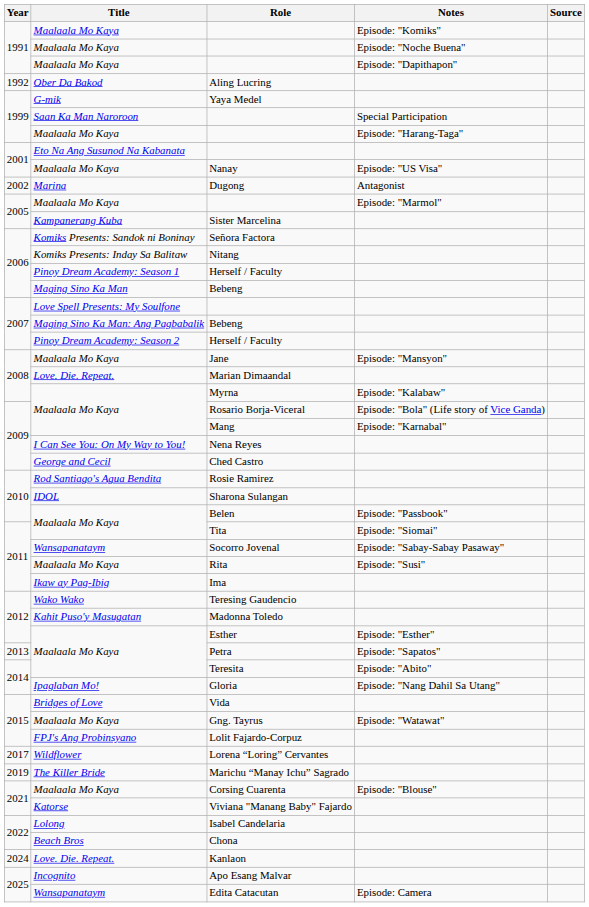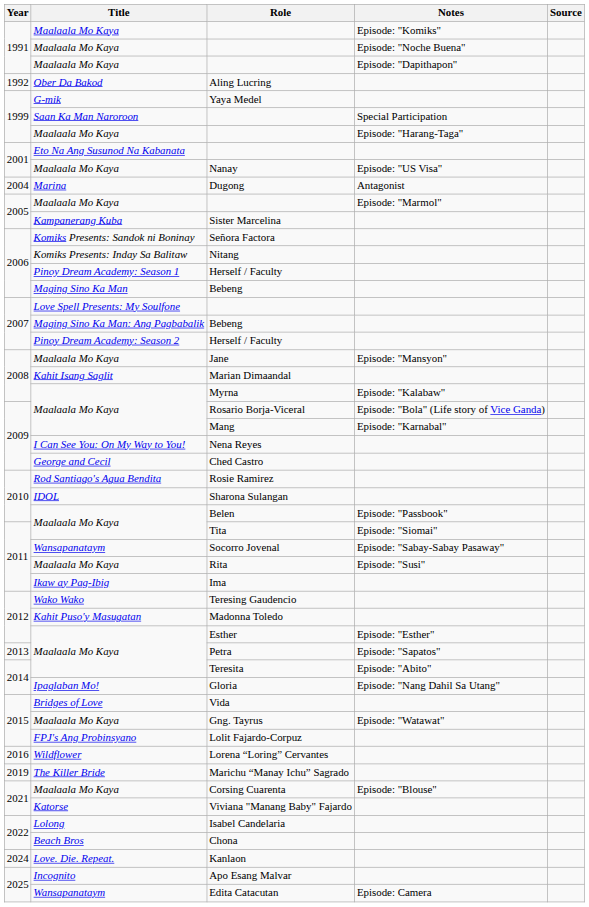(18, 185) 2002 -> (18, 185) 2004
(74, 375) Love. Die. Repeat. -> (73, 375) Kahit Isang Saglit
(18, 755) 2017 -> (18, 755) 2016
